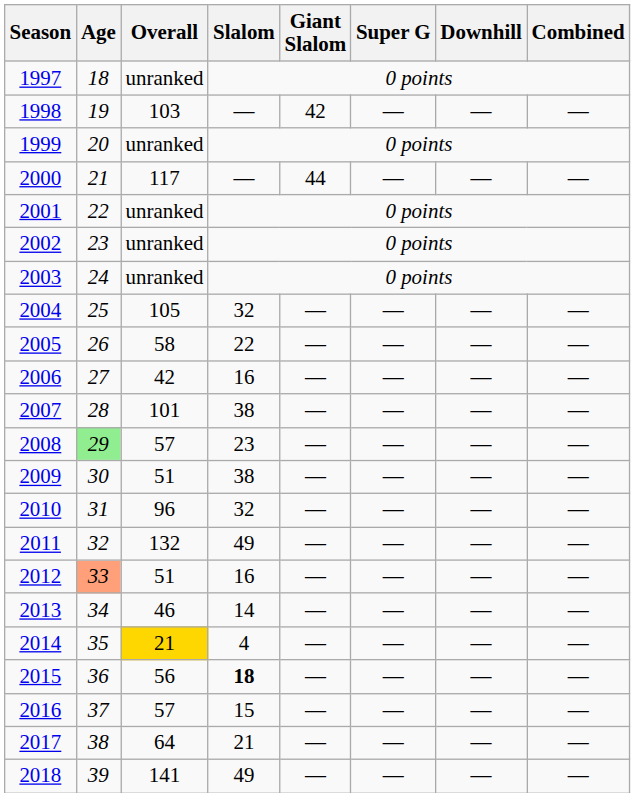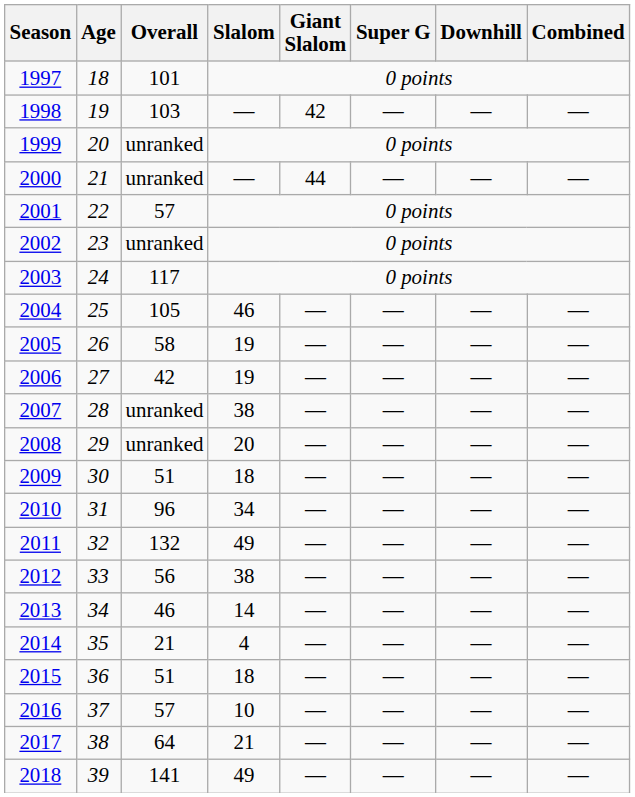(164, 77) unranked -> (164, 77) 101
(164, 177) 117 -> (164, 177) unranked
(164, 210) unranked -> (164, 210) 57
(164, 277) unranked -> (164, 277) 117
(244, 310) 32 -> (244, 310) 46
(244, 343) 22 -> (244, 343) 19
(244, 377) 16 -> (244, 377) 19
(164, 410) 101 -> (164, 410) unranked
(98, 443) lightgreen background -> (98, 443) no background
(164, 443) 57 -> (164, 443) unranked
(244, 443) 23 -> (244, 443) 20
(244, 476) 38 -> (244, 476) 18
(244, 510) 32 -> (244, 510) 34
(98, 576) lightsalmon background -> (98, 576) no background
(164, 576) 51 -> (164, 576) 56
(244, 576) 16 -> (244, 576) 38
(164, 643) gold background -> (164, 643) no background
(164, 676) 56 -> (164, 676) 51
(244, 676) bold -> (244, 676) normal
(244, 709) 15 -> (244, 709) 10
